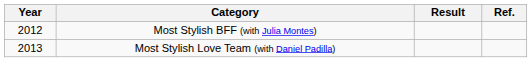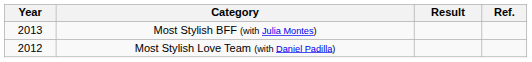(30, 30) 2012 -> (30, 30) 2013
(30, 48) 2013 -> (30, 48) 2012
